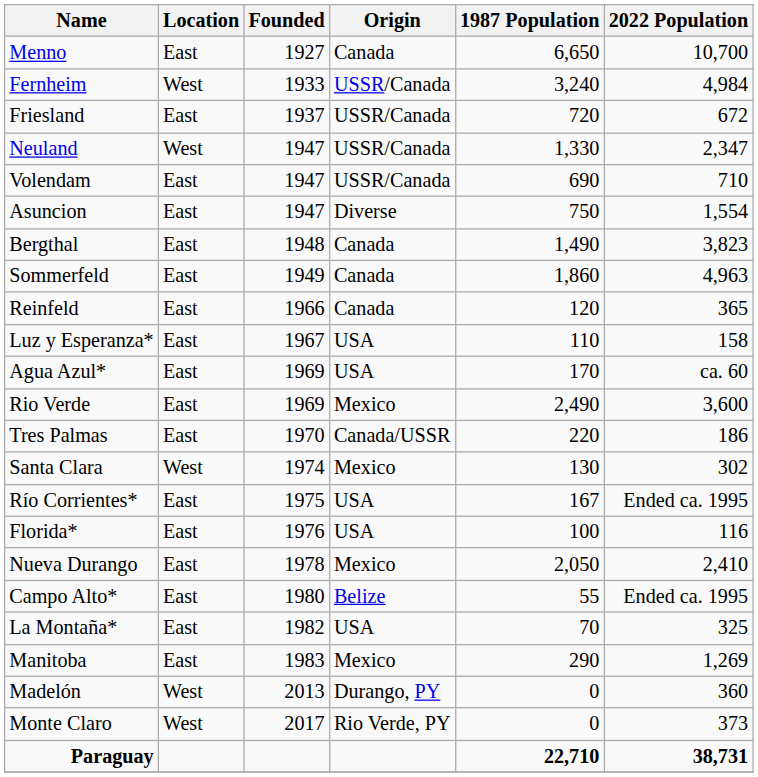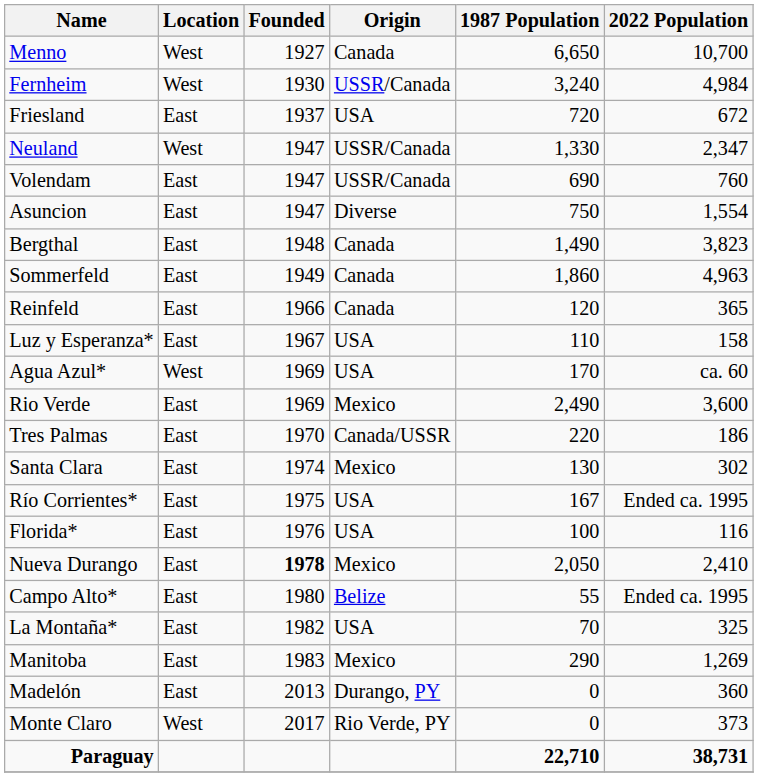(180, 52) East -> (183, 52) West
(304, 84) 1933 -> (304, 84) 1930
(392, 116) USSR/Canada -> (354, 116) USA
(733, 180) 710 -> (733, 180) 760
(180, 372) East -> (183, 372) West
(183, 468) West -> (180, 468) East
(304, 564) normal -> (304, 564) bold
(183, 691) West -> (180, 691) East
